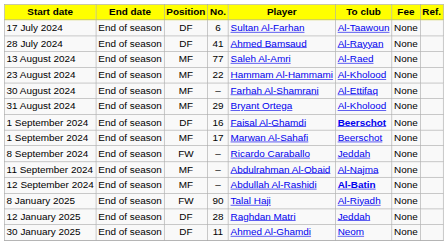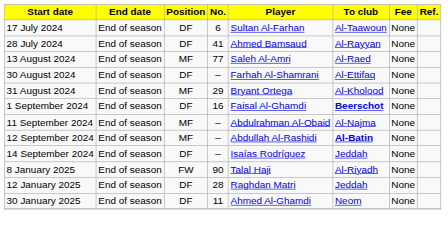- row: (41, 75)
(186, 91) MF -> (186, 75) DF
- row: (47, 138)
- row: (47, 153)
+ row: (50, 153)
